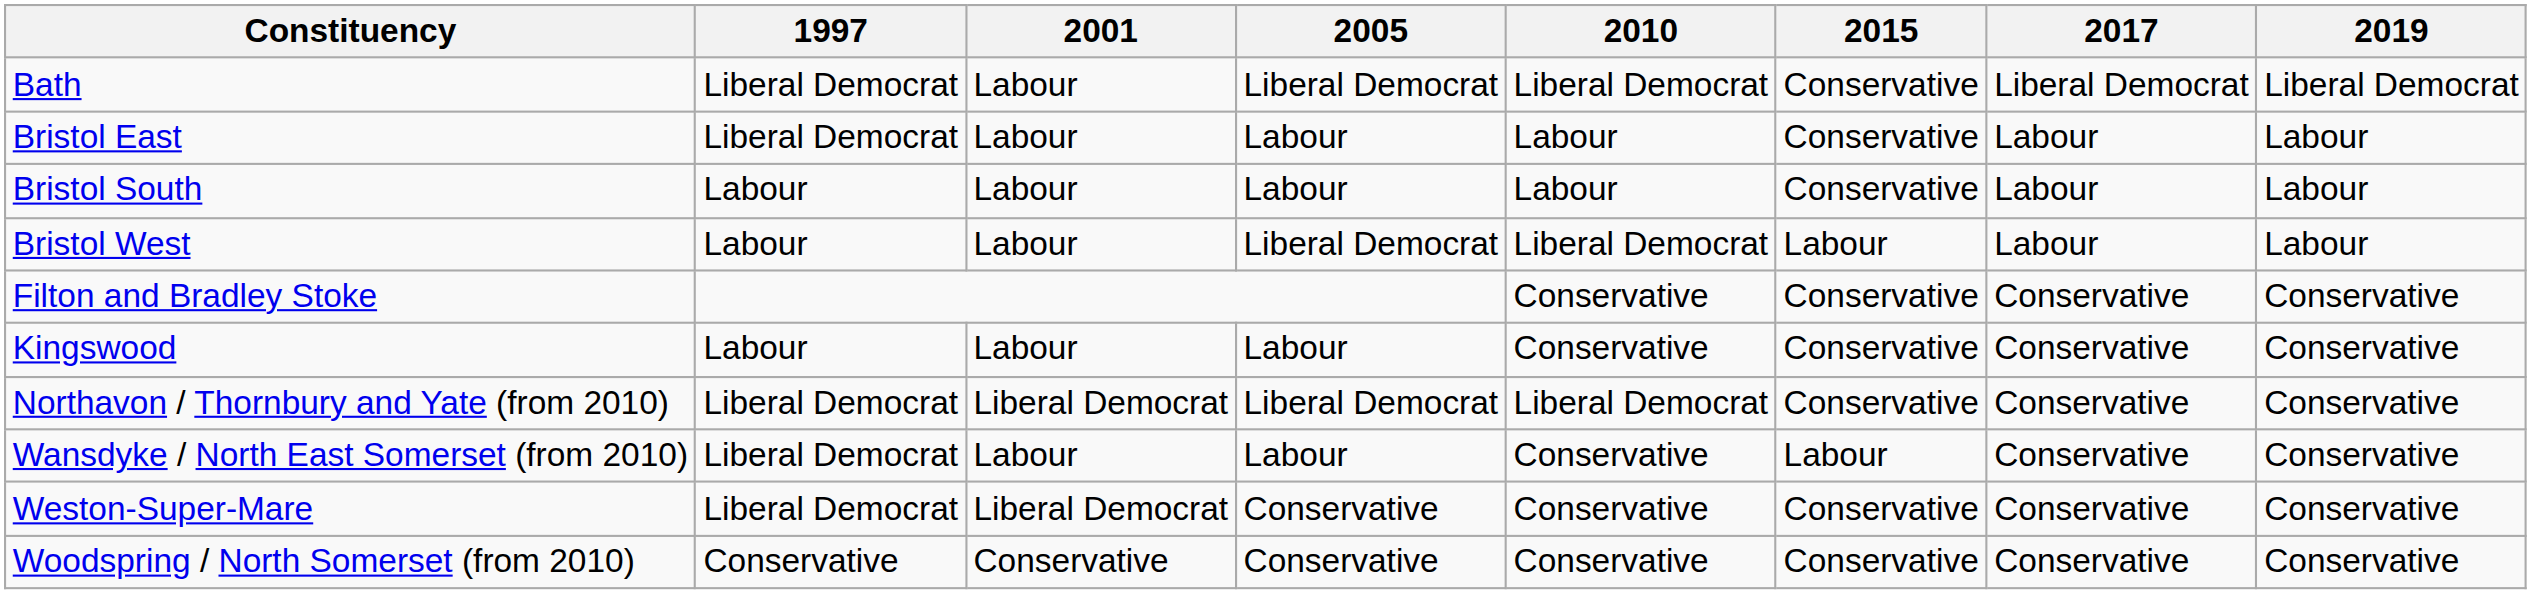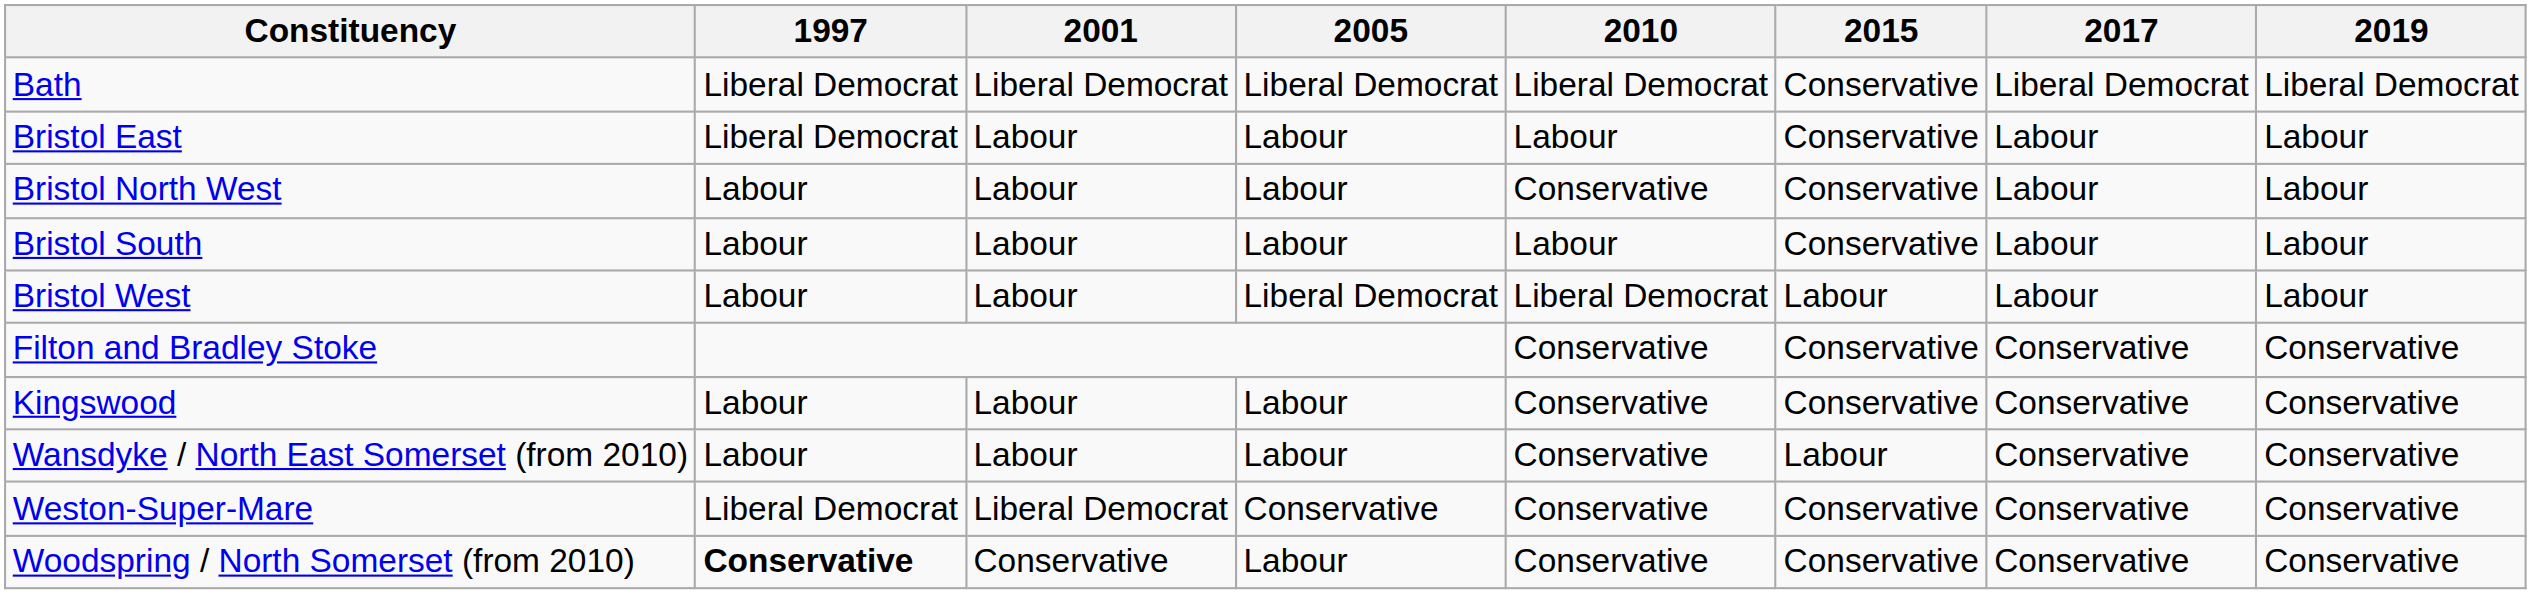(1026, 84) Labour -> (1101, 84) Liberal Democrat
+ row: (147, 190)
- row: (341, 402)
(831, 455) Liberal Democrat -> (756, 455) Labour
(801, 561) normal -> (808, 561) bold
(1341, 561) Conservative -> (1296, 561) Labour
